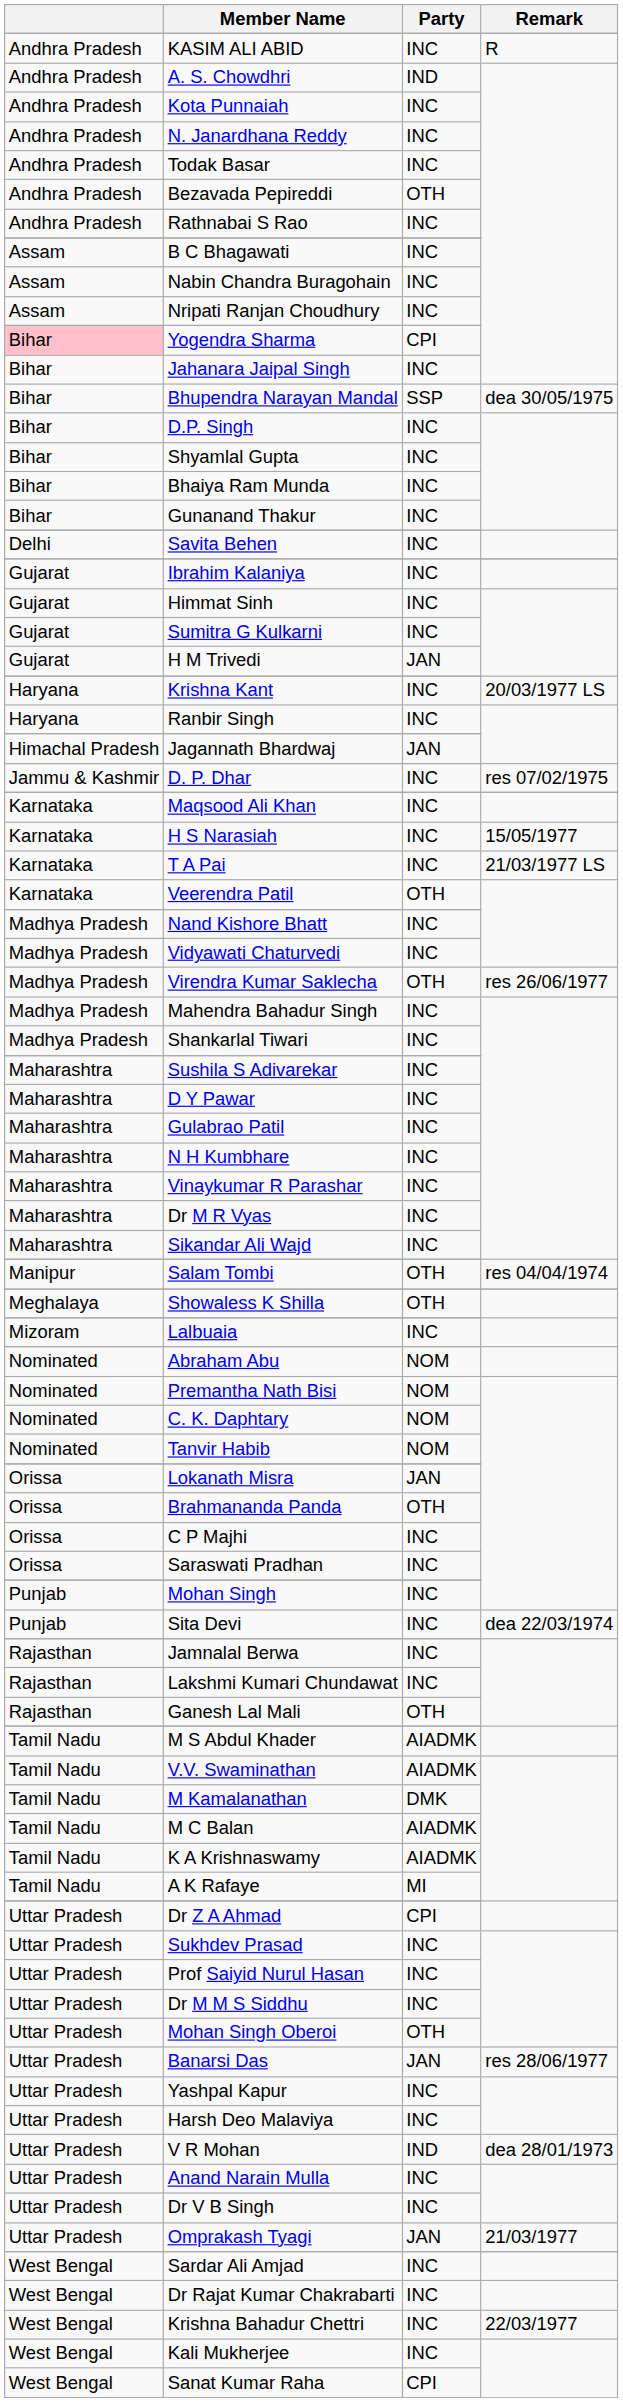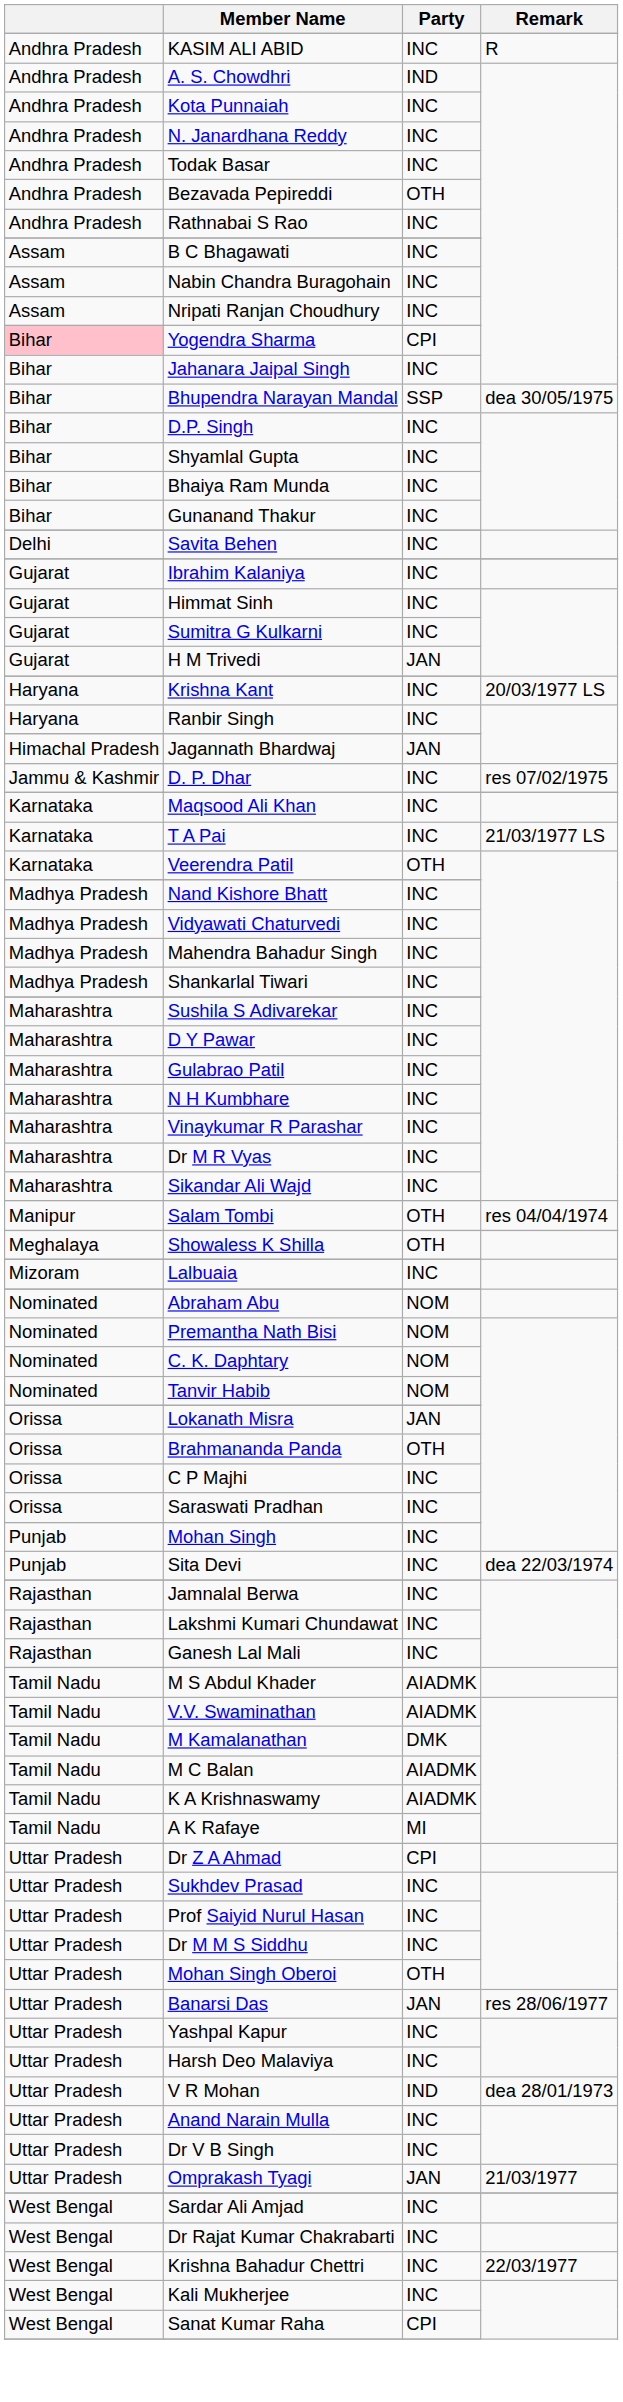- row: (222, 836)
- row: (272, 982)
(426, 1711) OTH -> (422, 1653) INC
